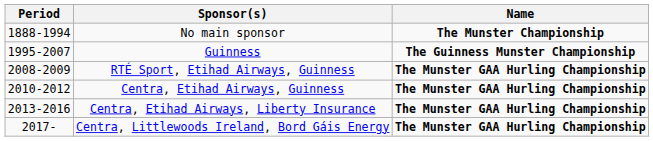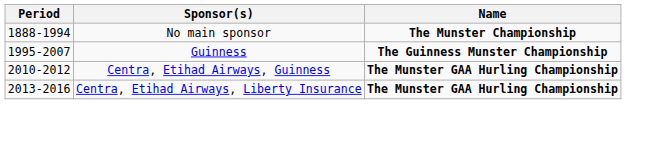- row: (233, 70)
- row: (233, 127)
